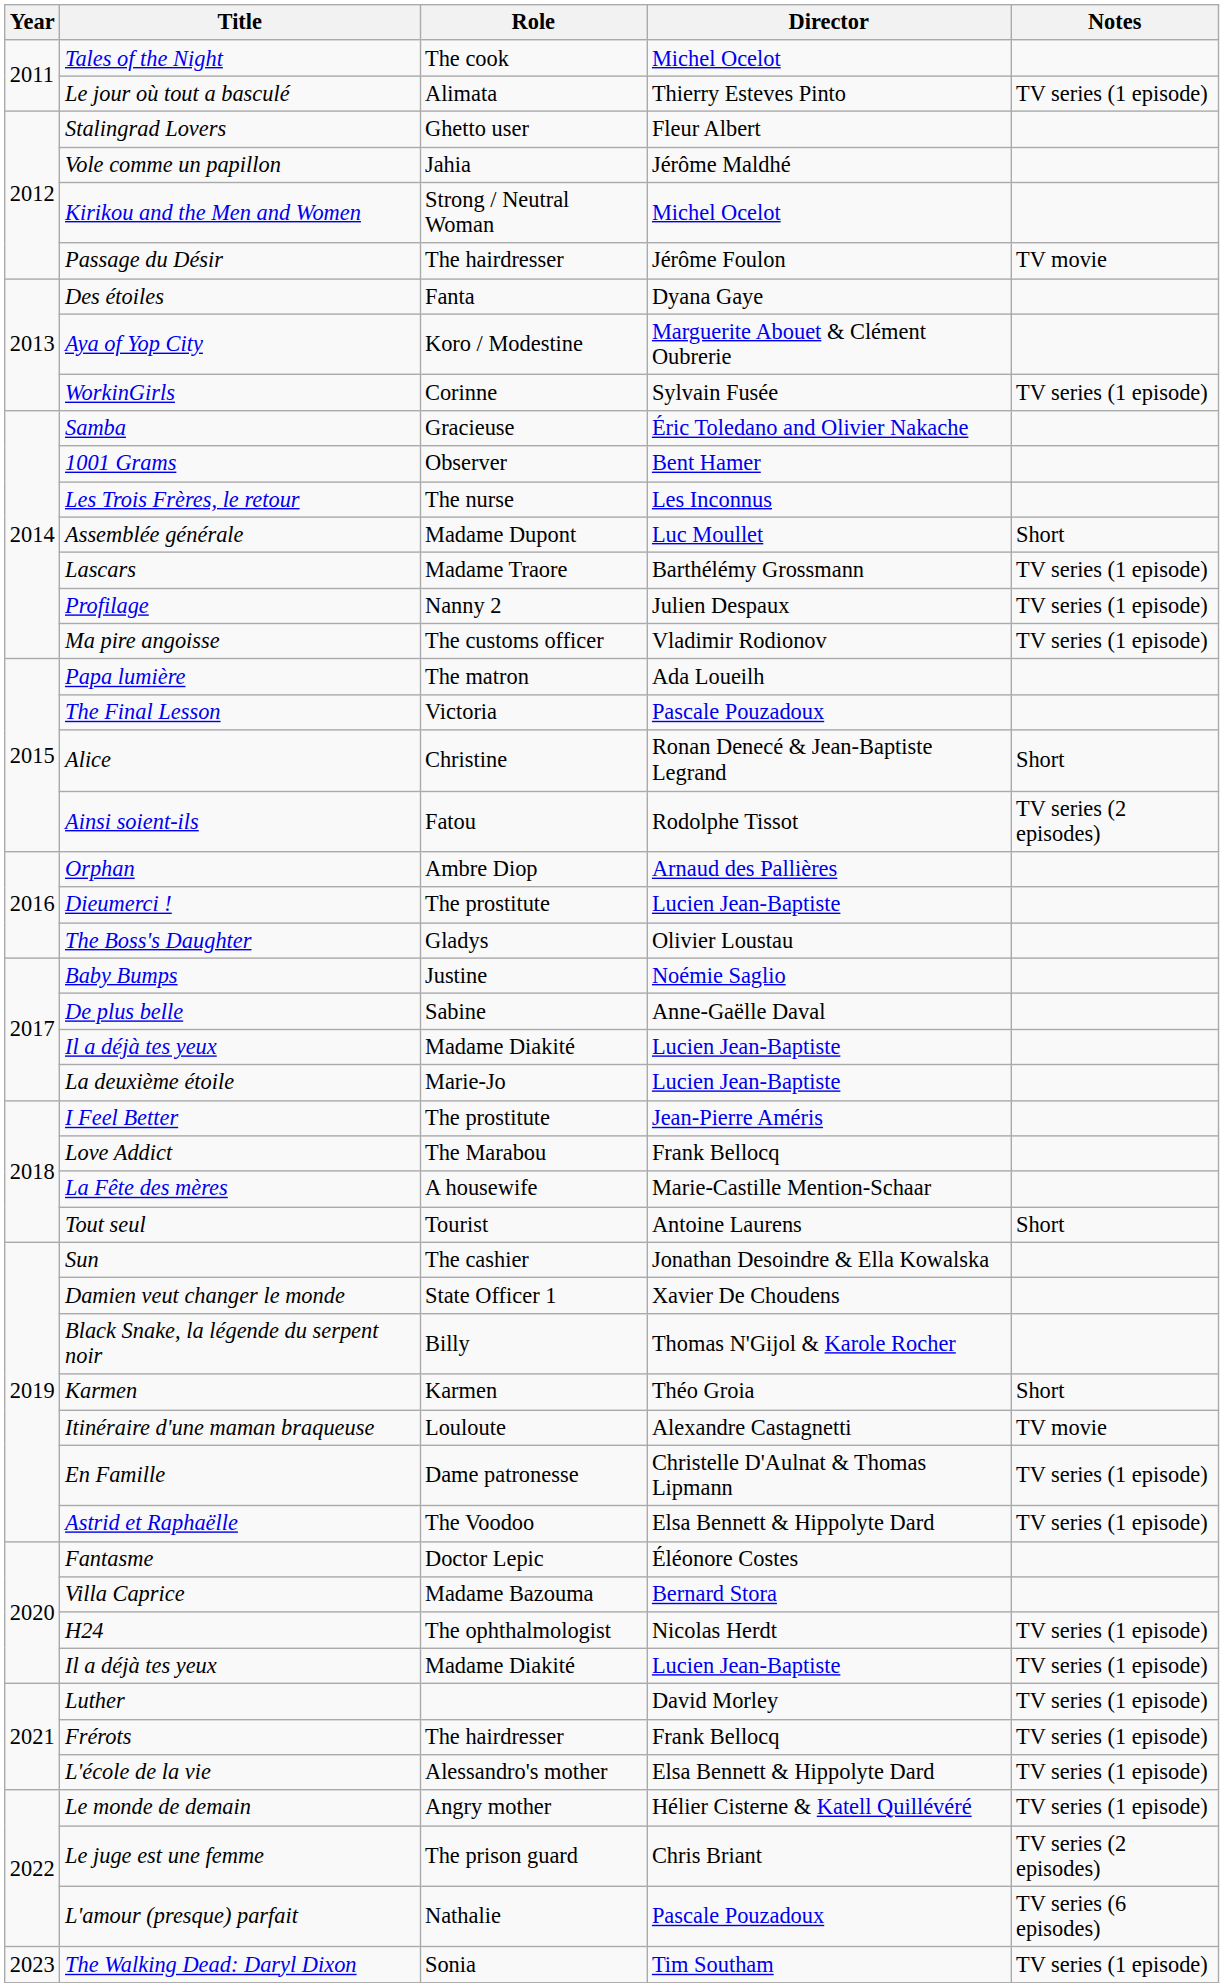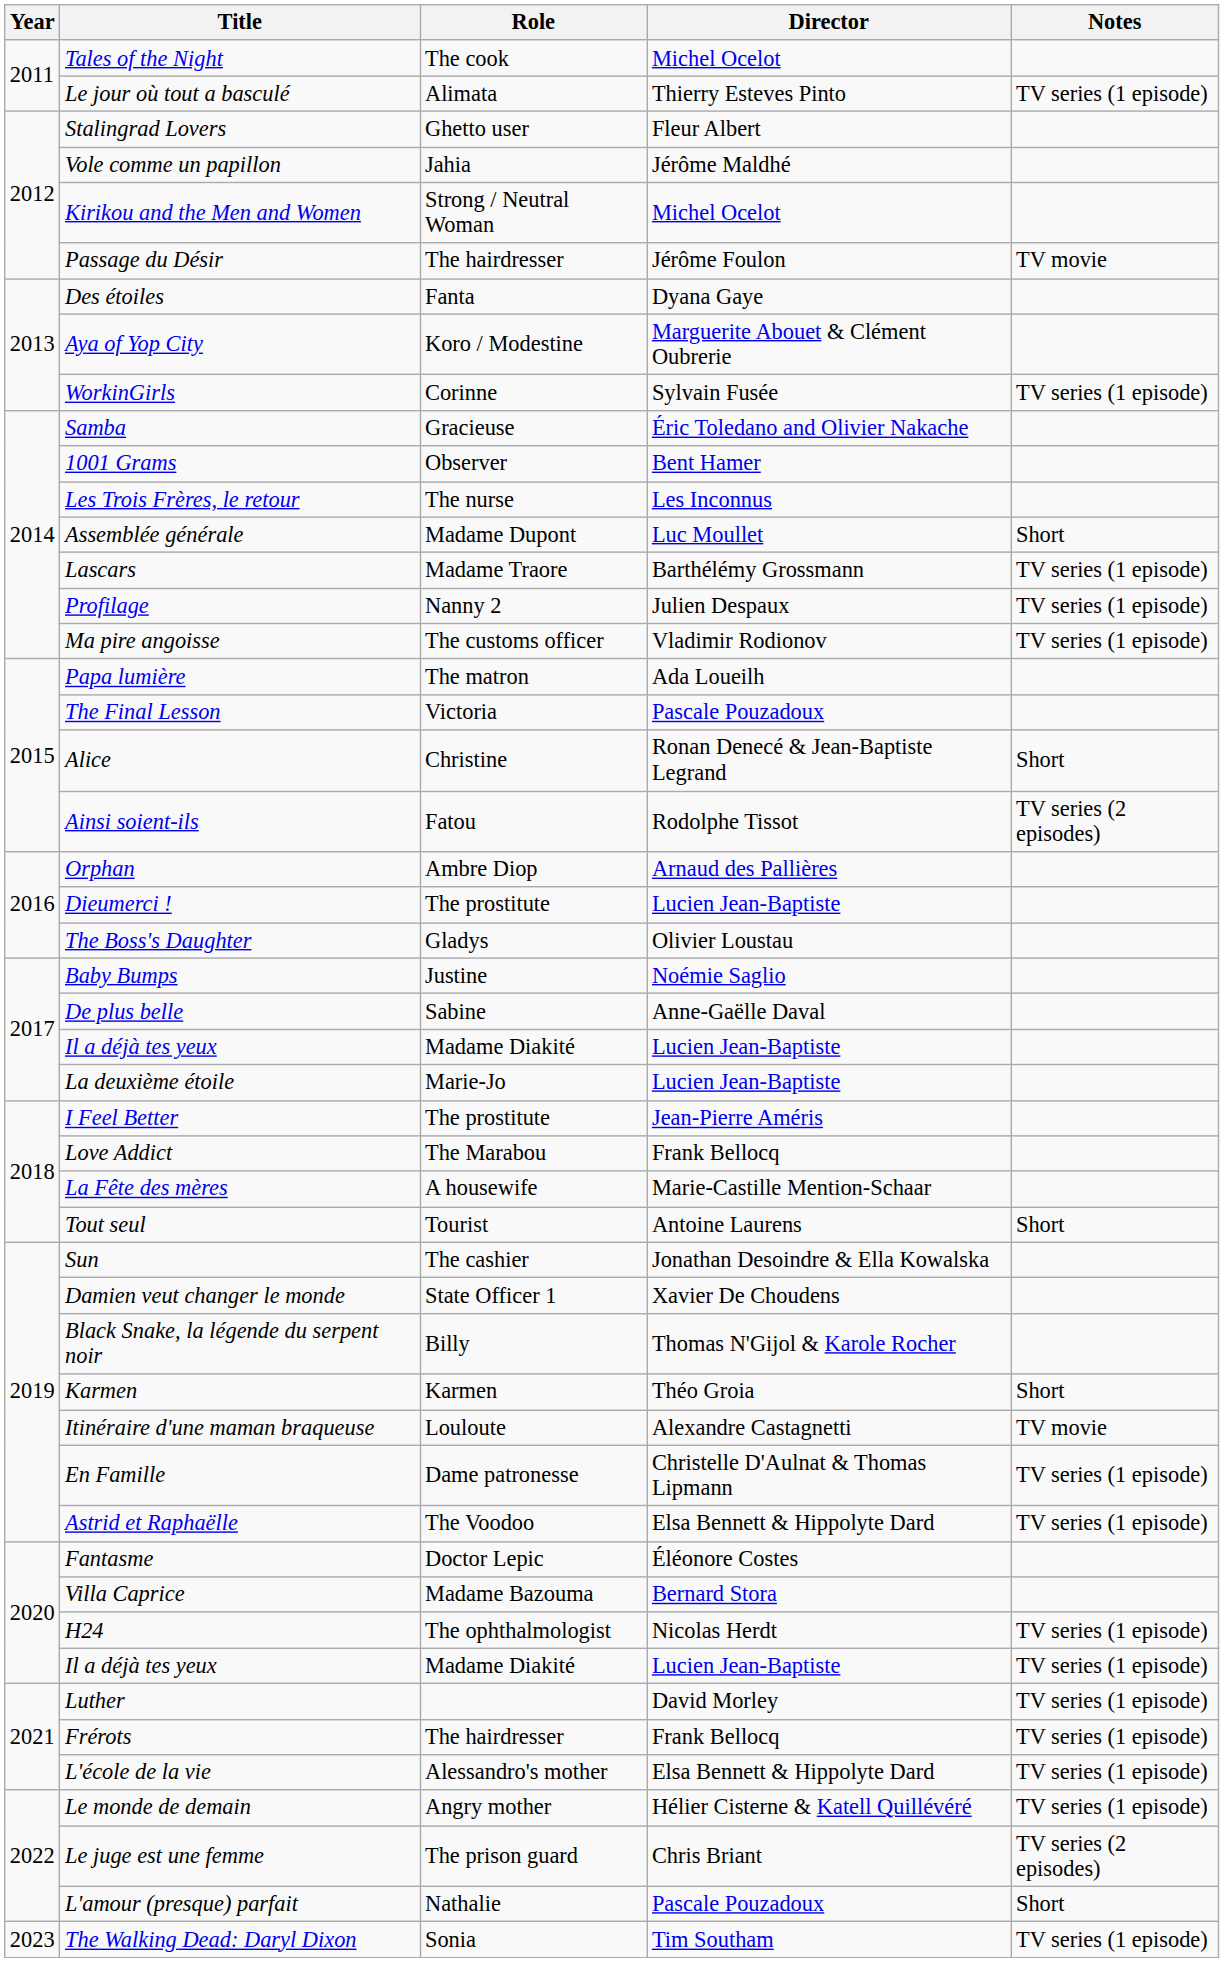(1071, 1916) TV series (6 episodes) -> (1040, 1903) Short
